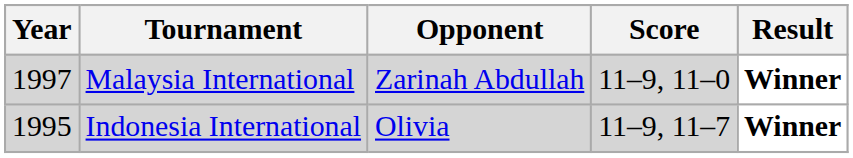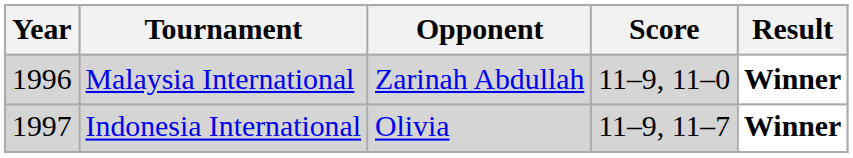(42, 78) 1997 -> (42, 78) 1996
(42, 127) 1995 -> (42, 127) 1997
